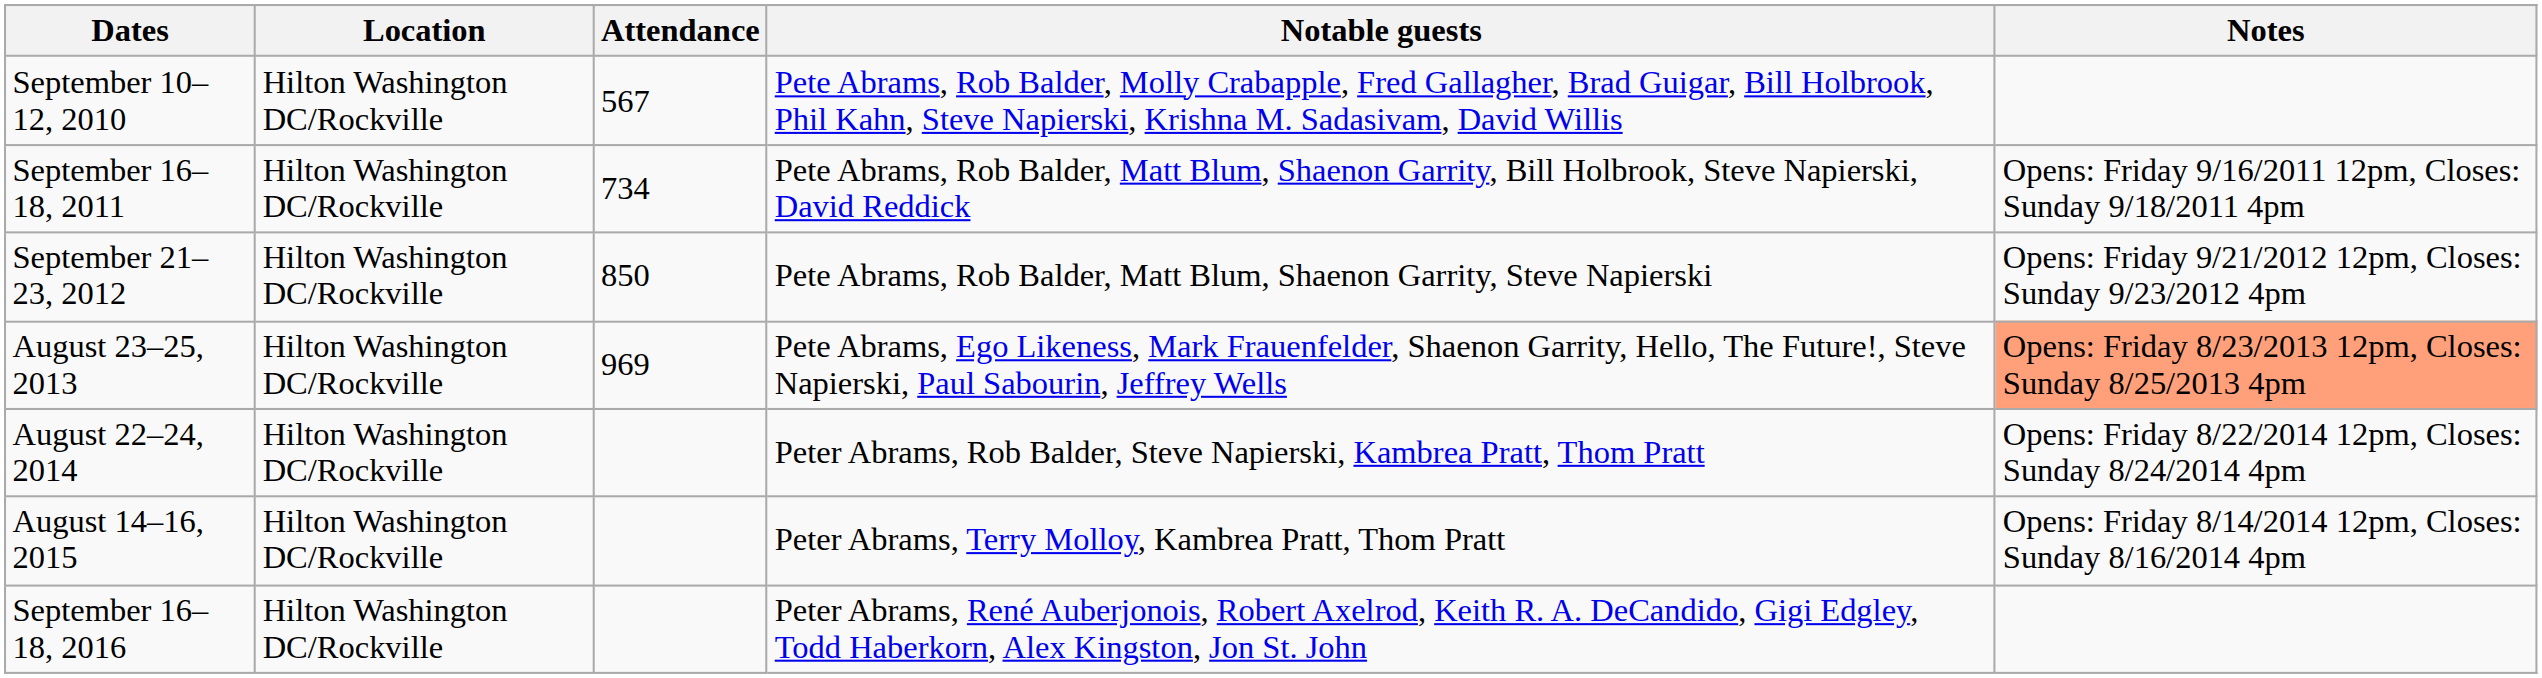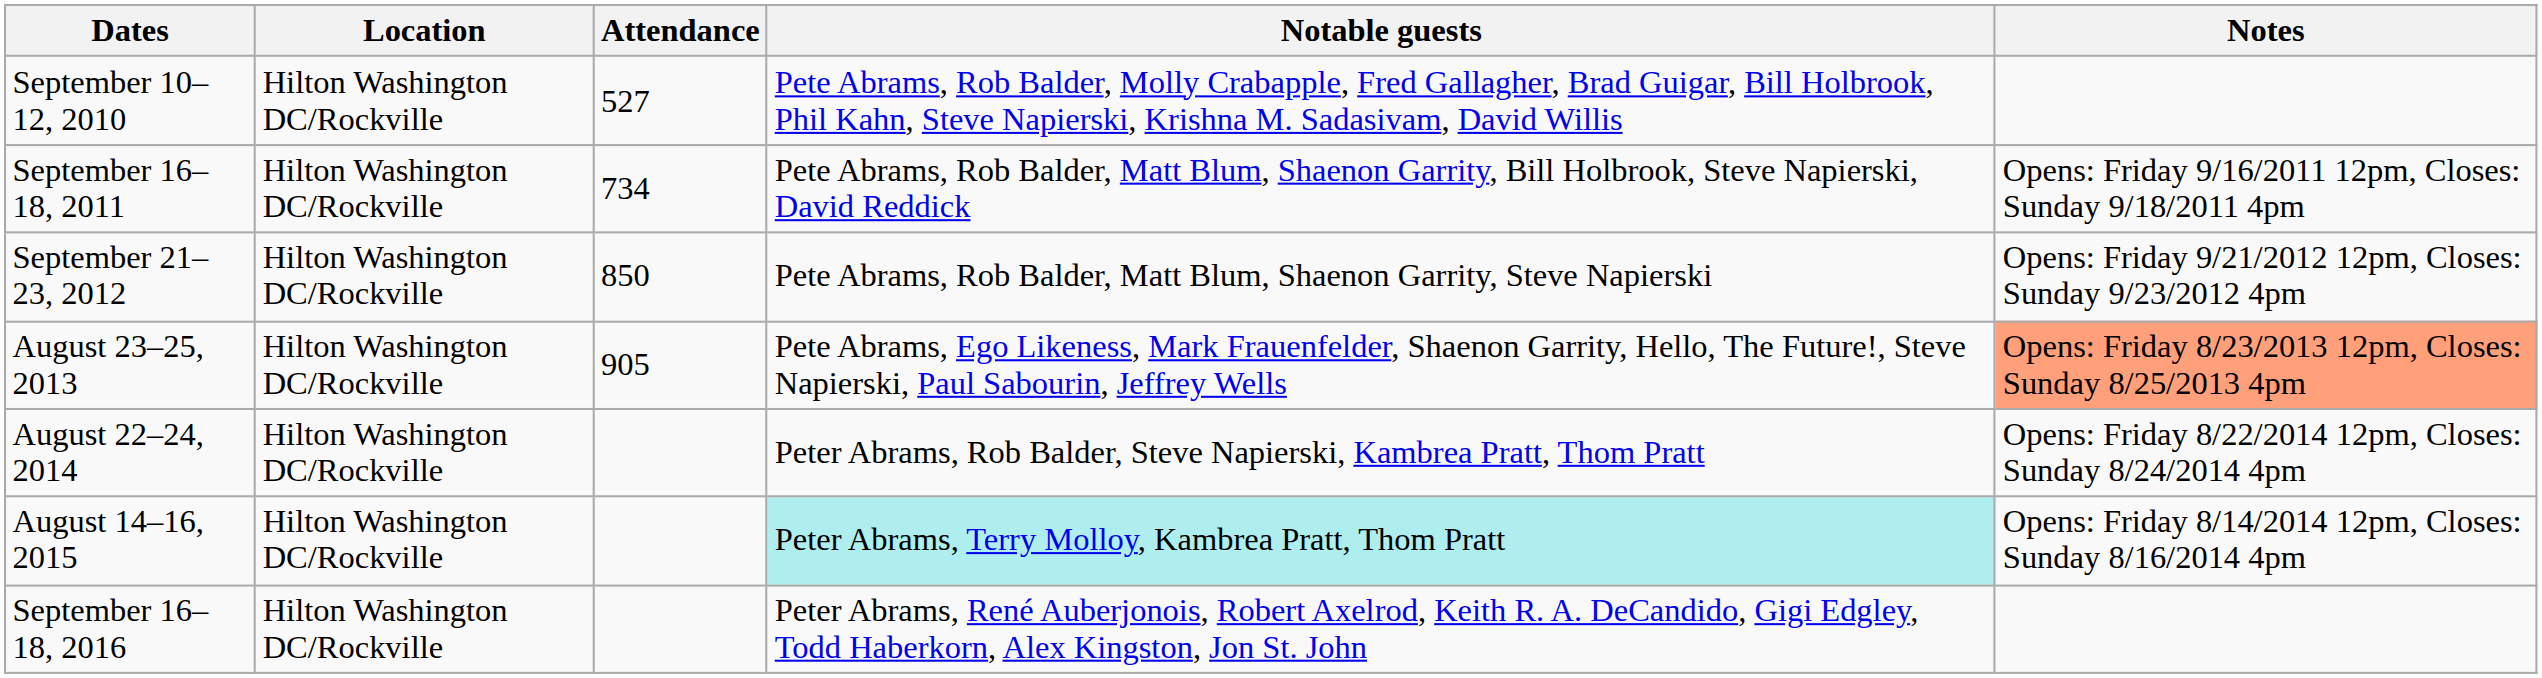(625, 100) 567 -> (625, 100) 527
(625, 364) 969 -> (625, 364) 905
(1140, 540) no background -> (1140, 540) paleturquoise background
